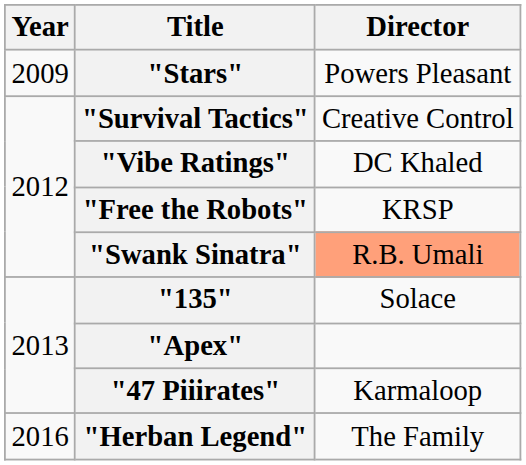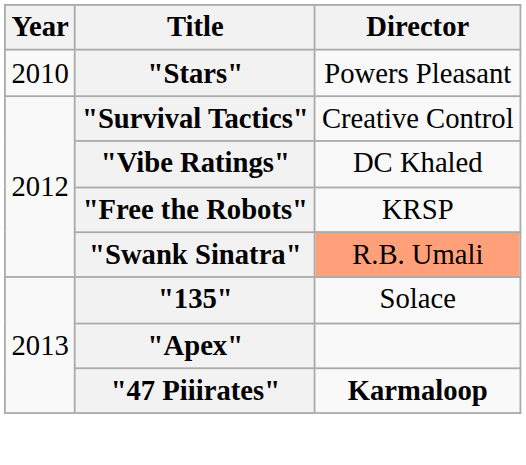(40, 72) 2009 -> (40, 72) 2010
(418, 390) normal -> (418, 390) bold
- row: (195, 436)
